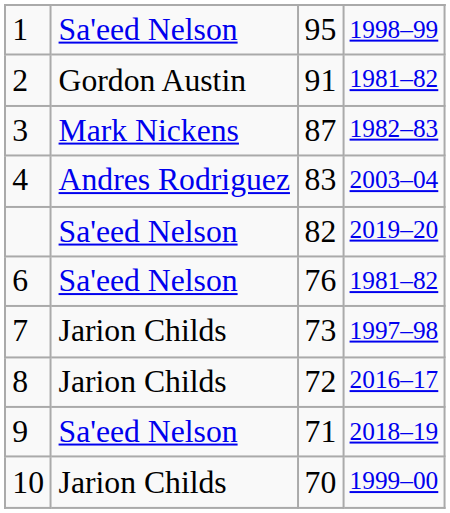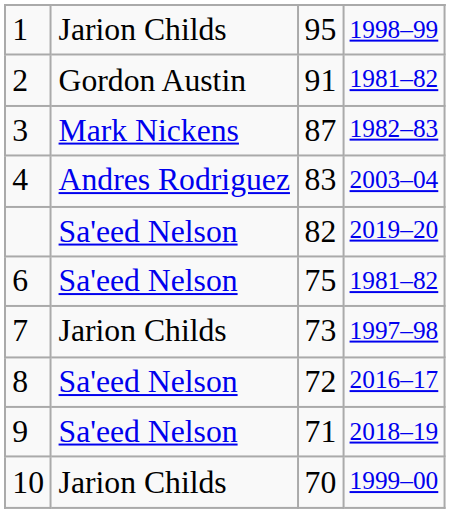(148, 29) Sa'eed Nelson -> (143, 29) Jarion Childs
(320, 280) 76 -> (320, 280) 75
(143, 381) Jarion Childs -> (148, 381) Sa'eed Nelson
